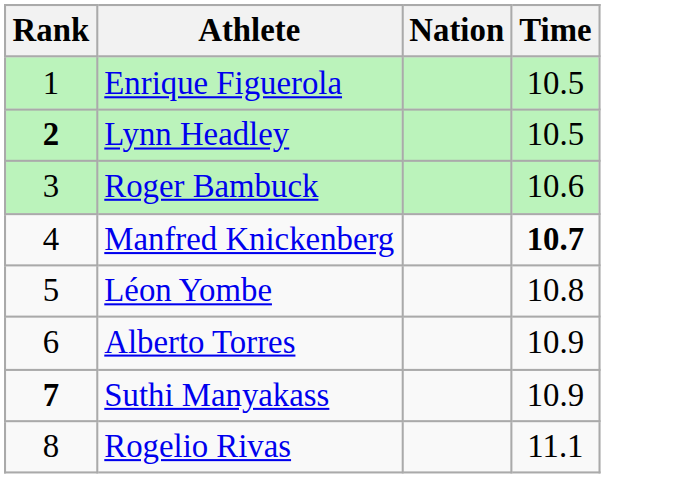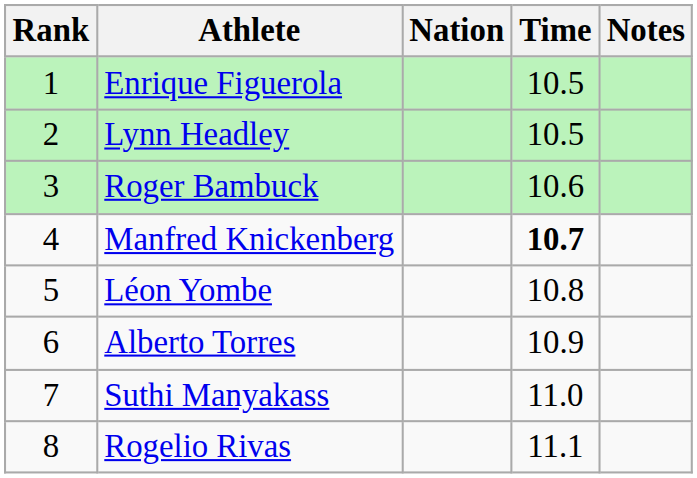+ column: (646, 30)
(51, 134) bold -> (51, 134) normal
(51, 394) bold -> (51, 394) normal
(555, 394) 10.9 -> (555, 394) 11.0
